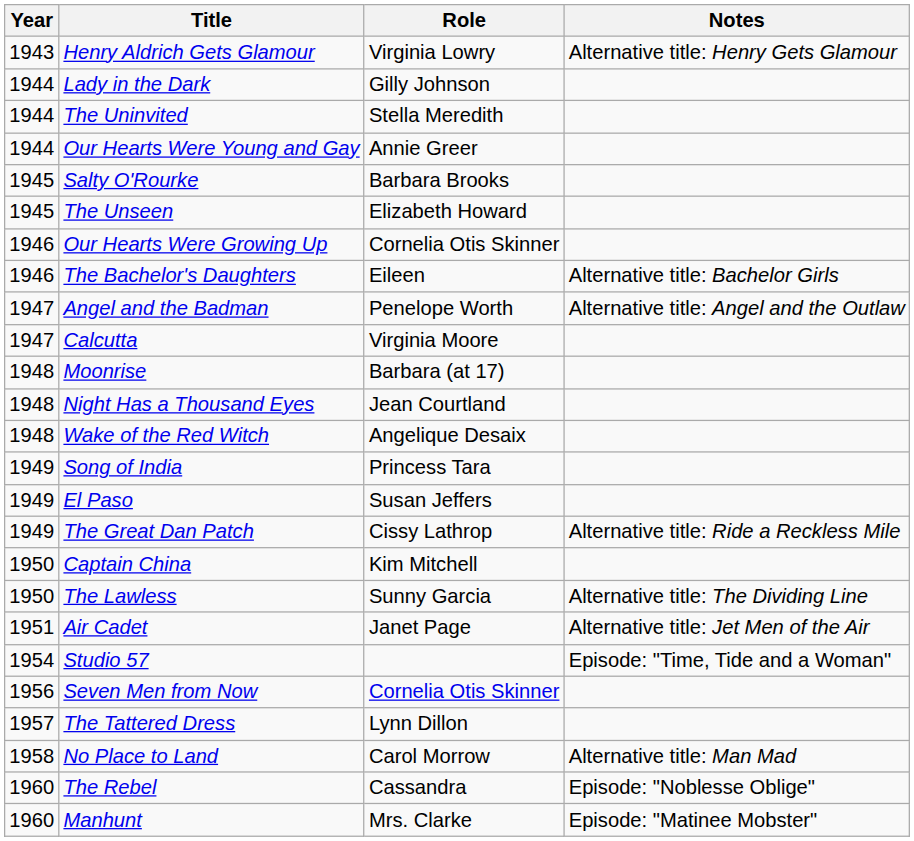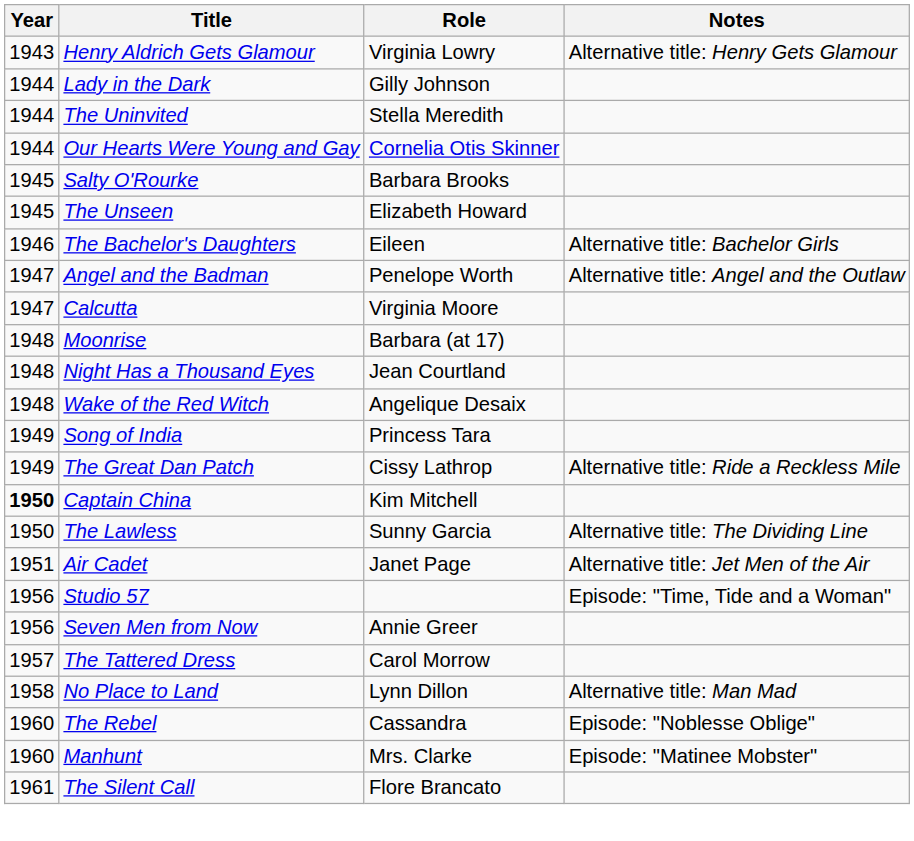(423, 148) Annie Greer -> (464, 148) Cornelia Otis Skinner
- row: (195, 244)
- row: (98, 500)
(32, 564) normal -> (32, 500) bold
(32, 659) 1954 -> (32, 595) 1956
(464, 691) Cornelia Otis Skinner -> (423, 627) Annie Greer
(418, 723) Lynn Dillon -> (429, 659) Carol Morrow
(429, 755) Carol Morrow -> (418, 691) Lynn Dillon
+ row: (129, 787)
